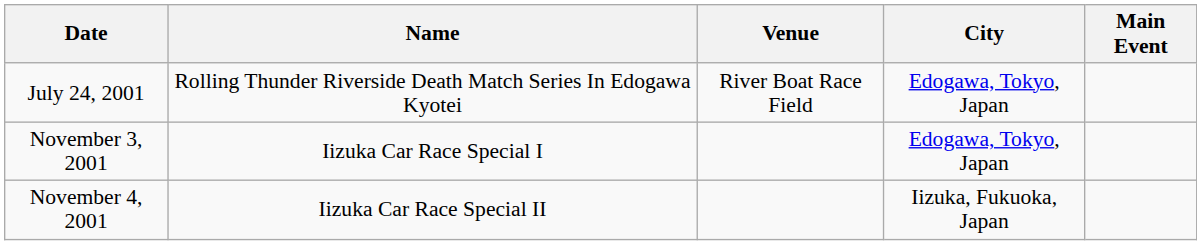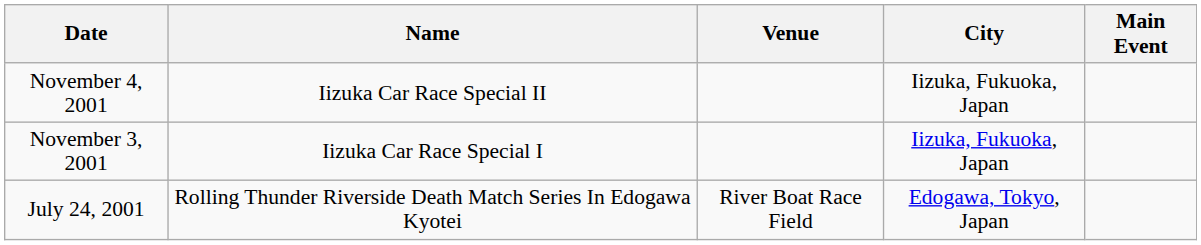rows swapped: (86, 92) <-> (86, 209)
(984, 150) Edogawa, Tokyo, Japan -> (984, 150) Iizuka, Fukuoka, Japan
